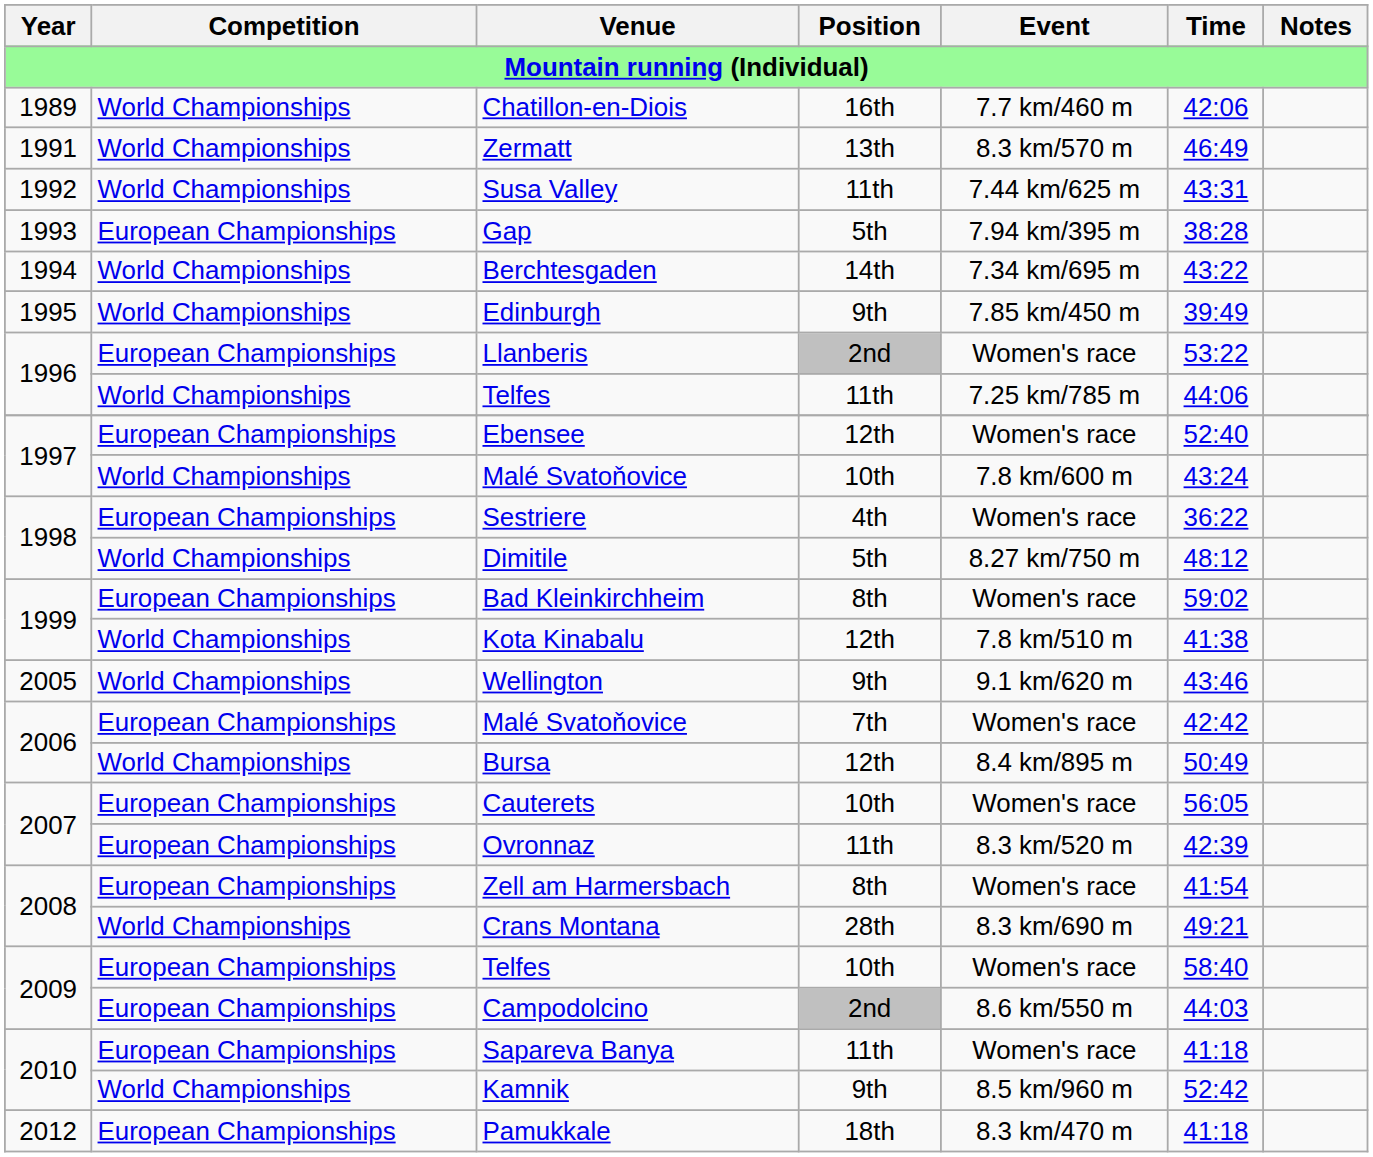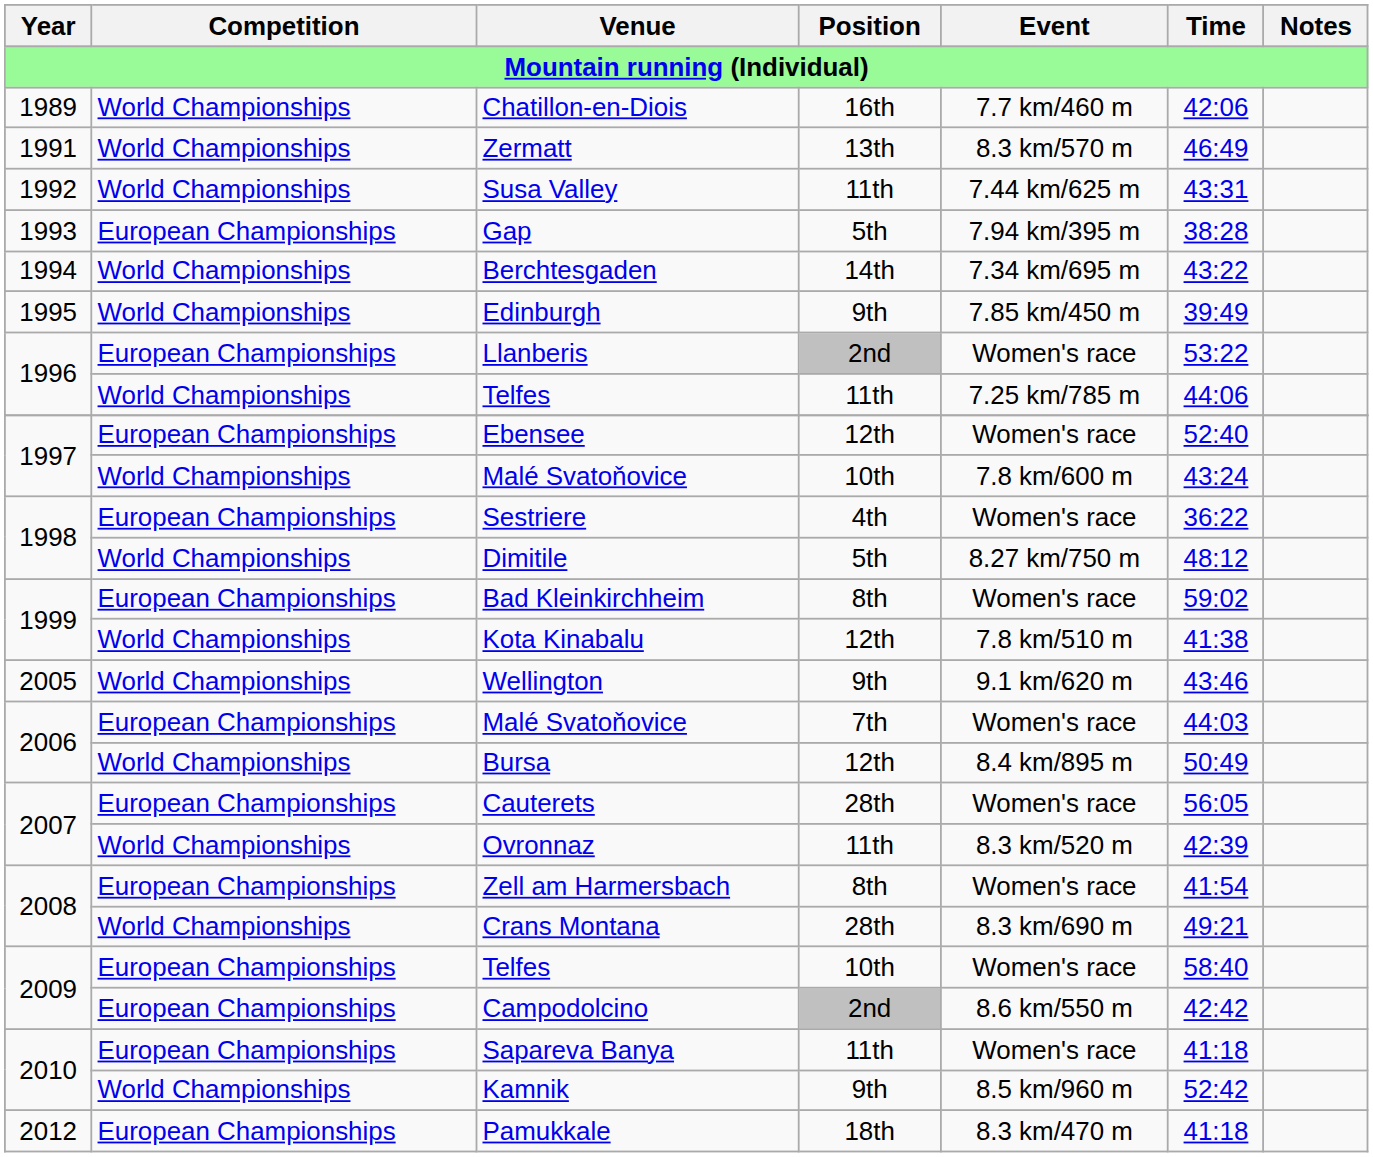(1216, 722) 42:42 -> (1216, 722) 44:03
(870, 804) 10th -> (870, 804) 28th
(247, 845) European Championships -> (224, 845) World Championships
(1216, 1009) 44:03 -> (1216, 1009) 42:42
